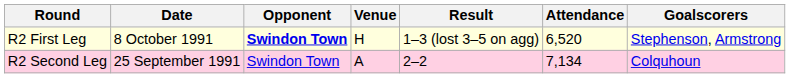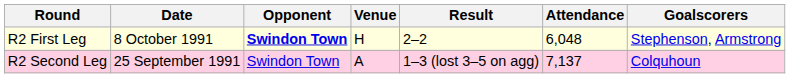(471, 38) 1–3 (lost 3–5 on agg) -> (415, 38) 2–2
(564, 38) 6,520 -> (564, 38) 6,048
(415, 61) 2–2 -> (471, 61) 1–3 (lost 3–5 on agg)
(564, 61) 7,134 -> (564, 61) 7,137
